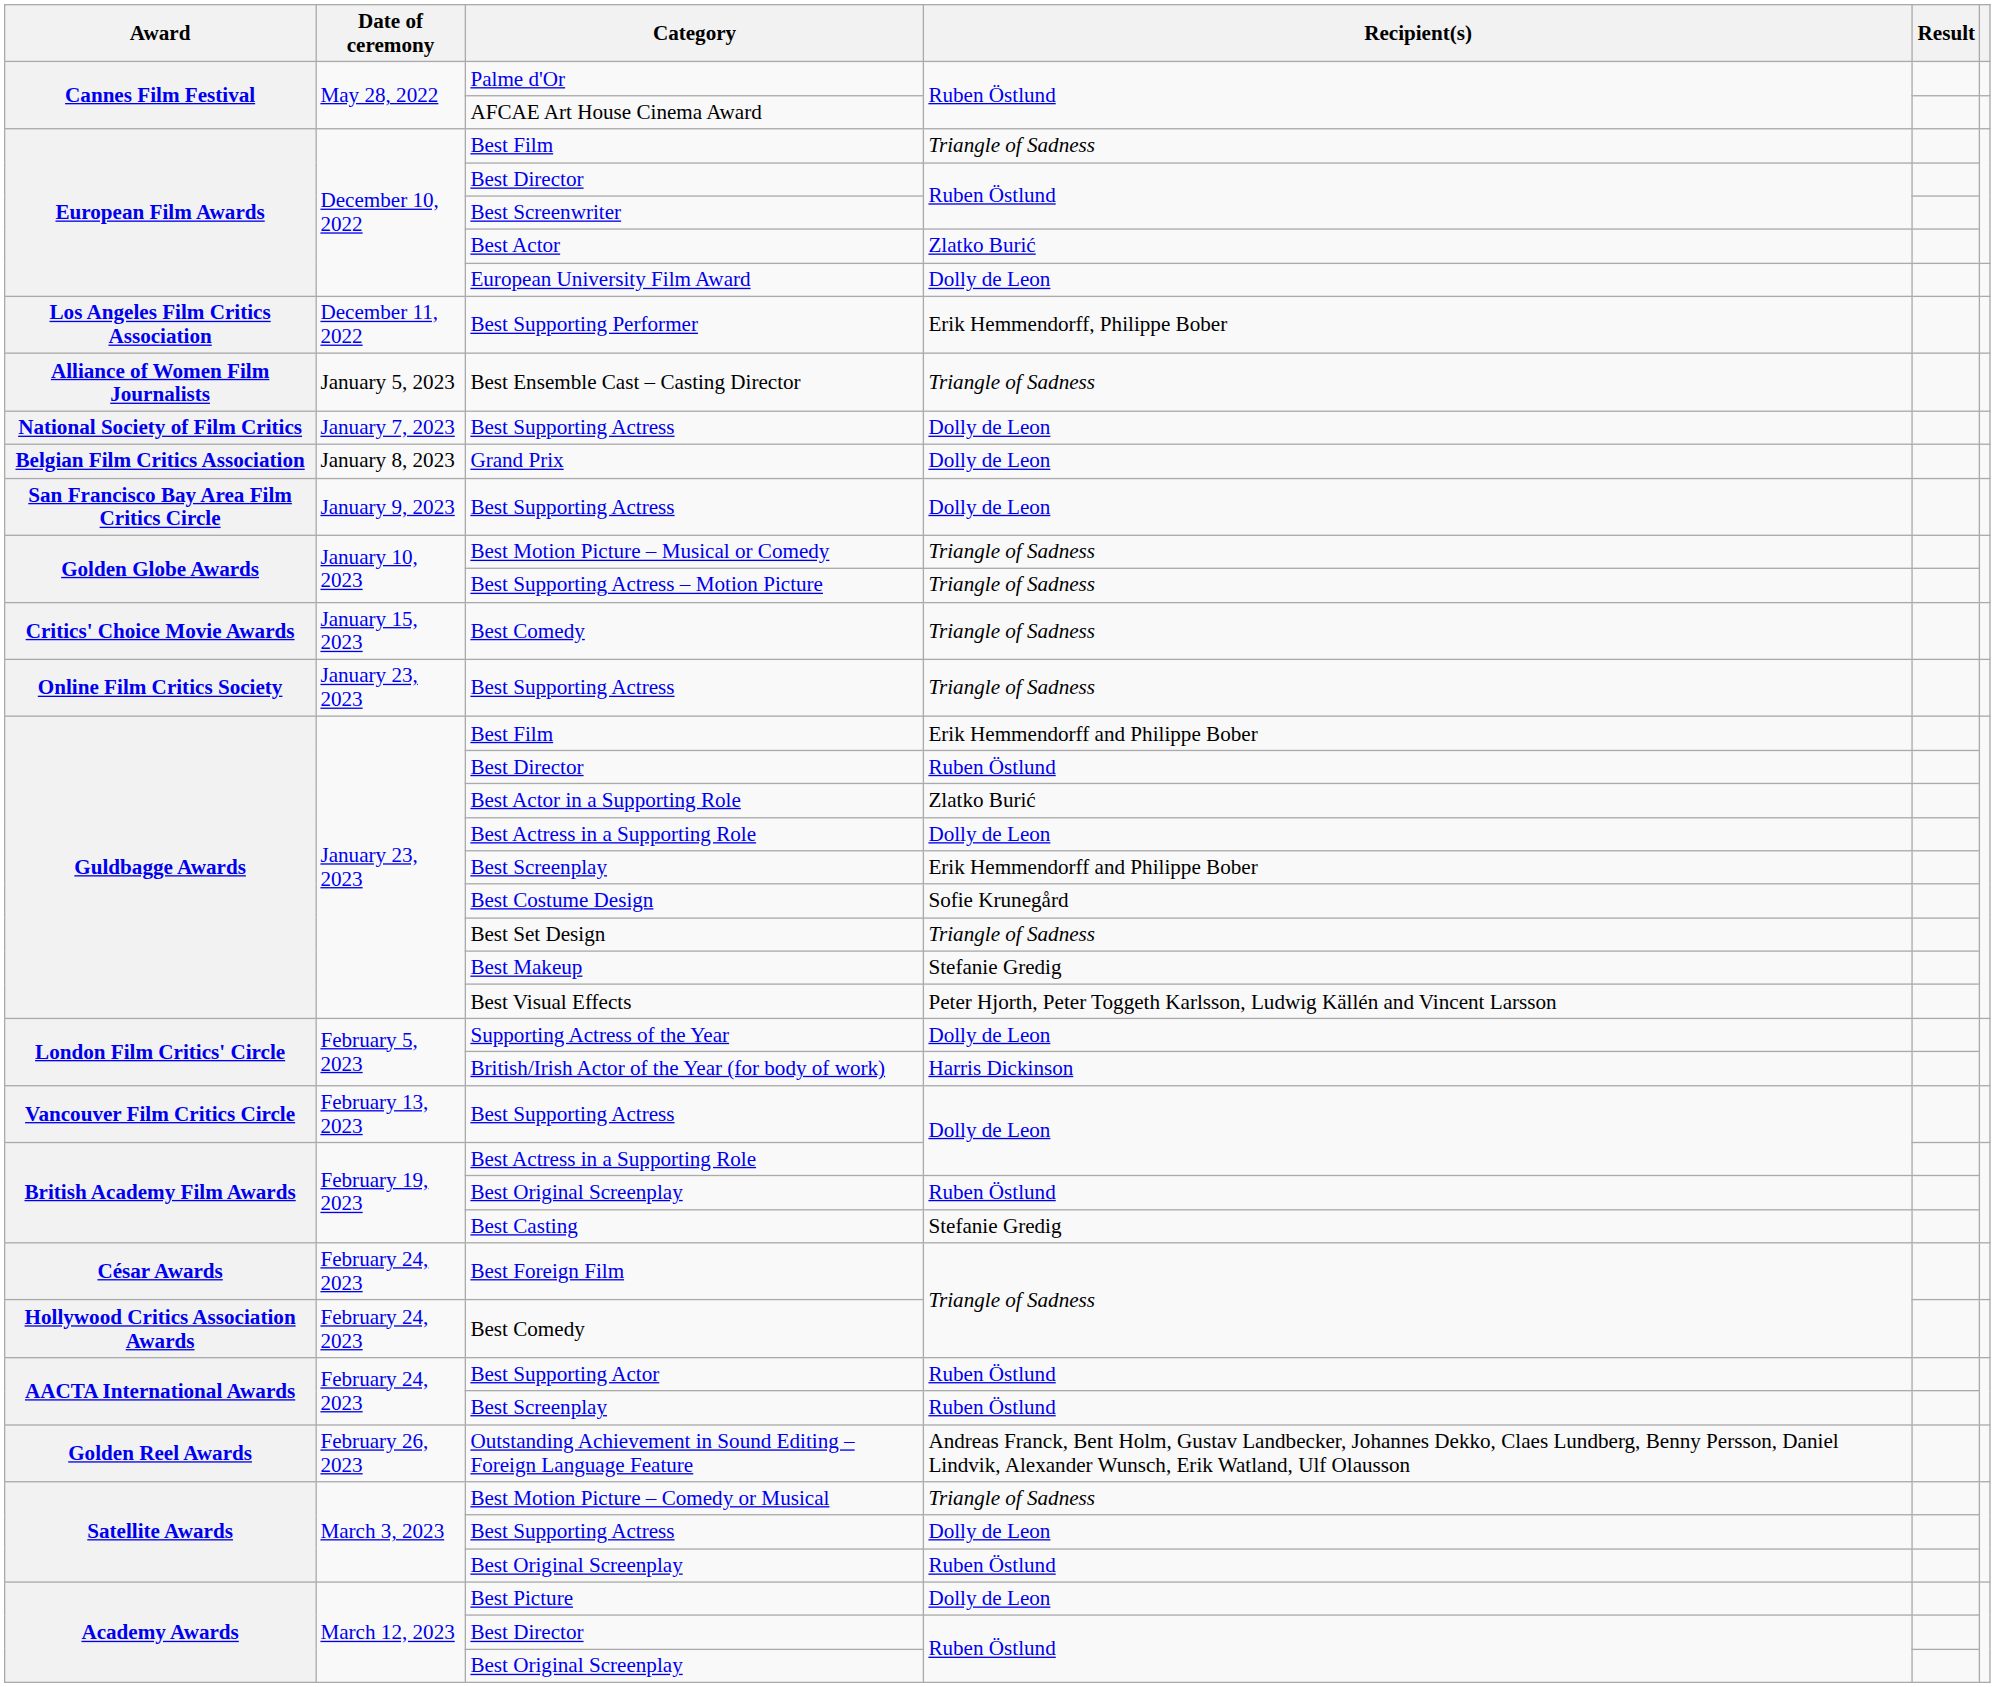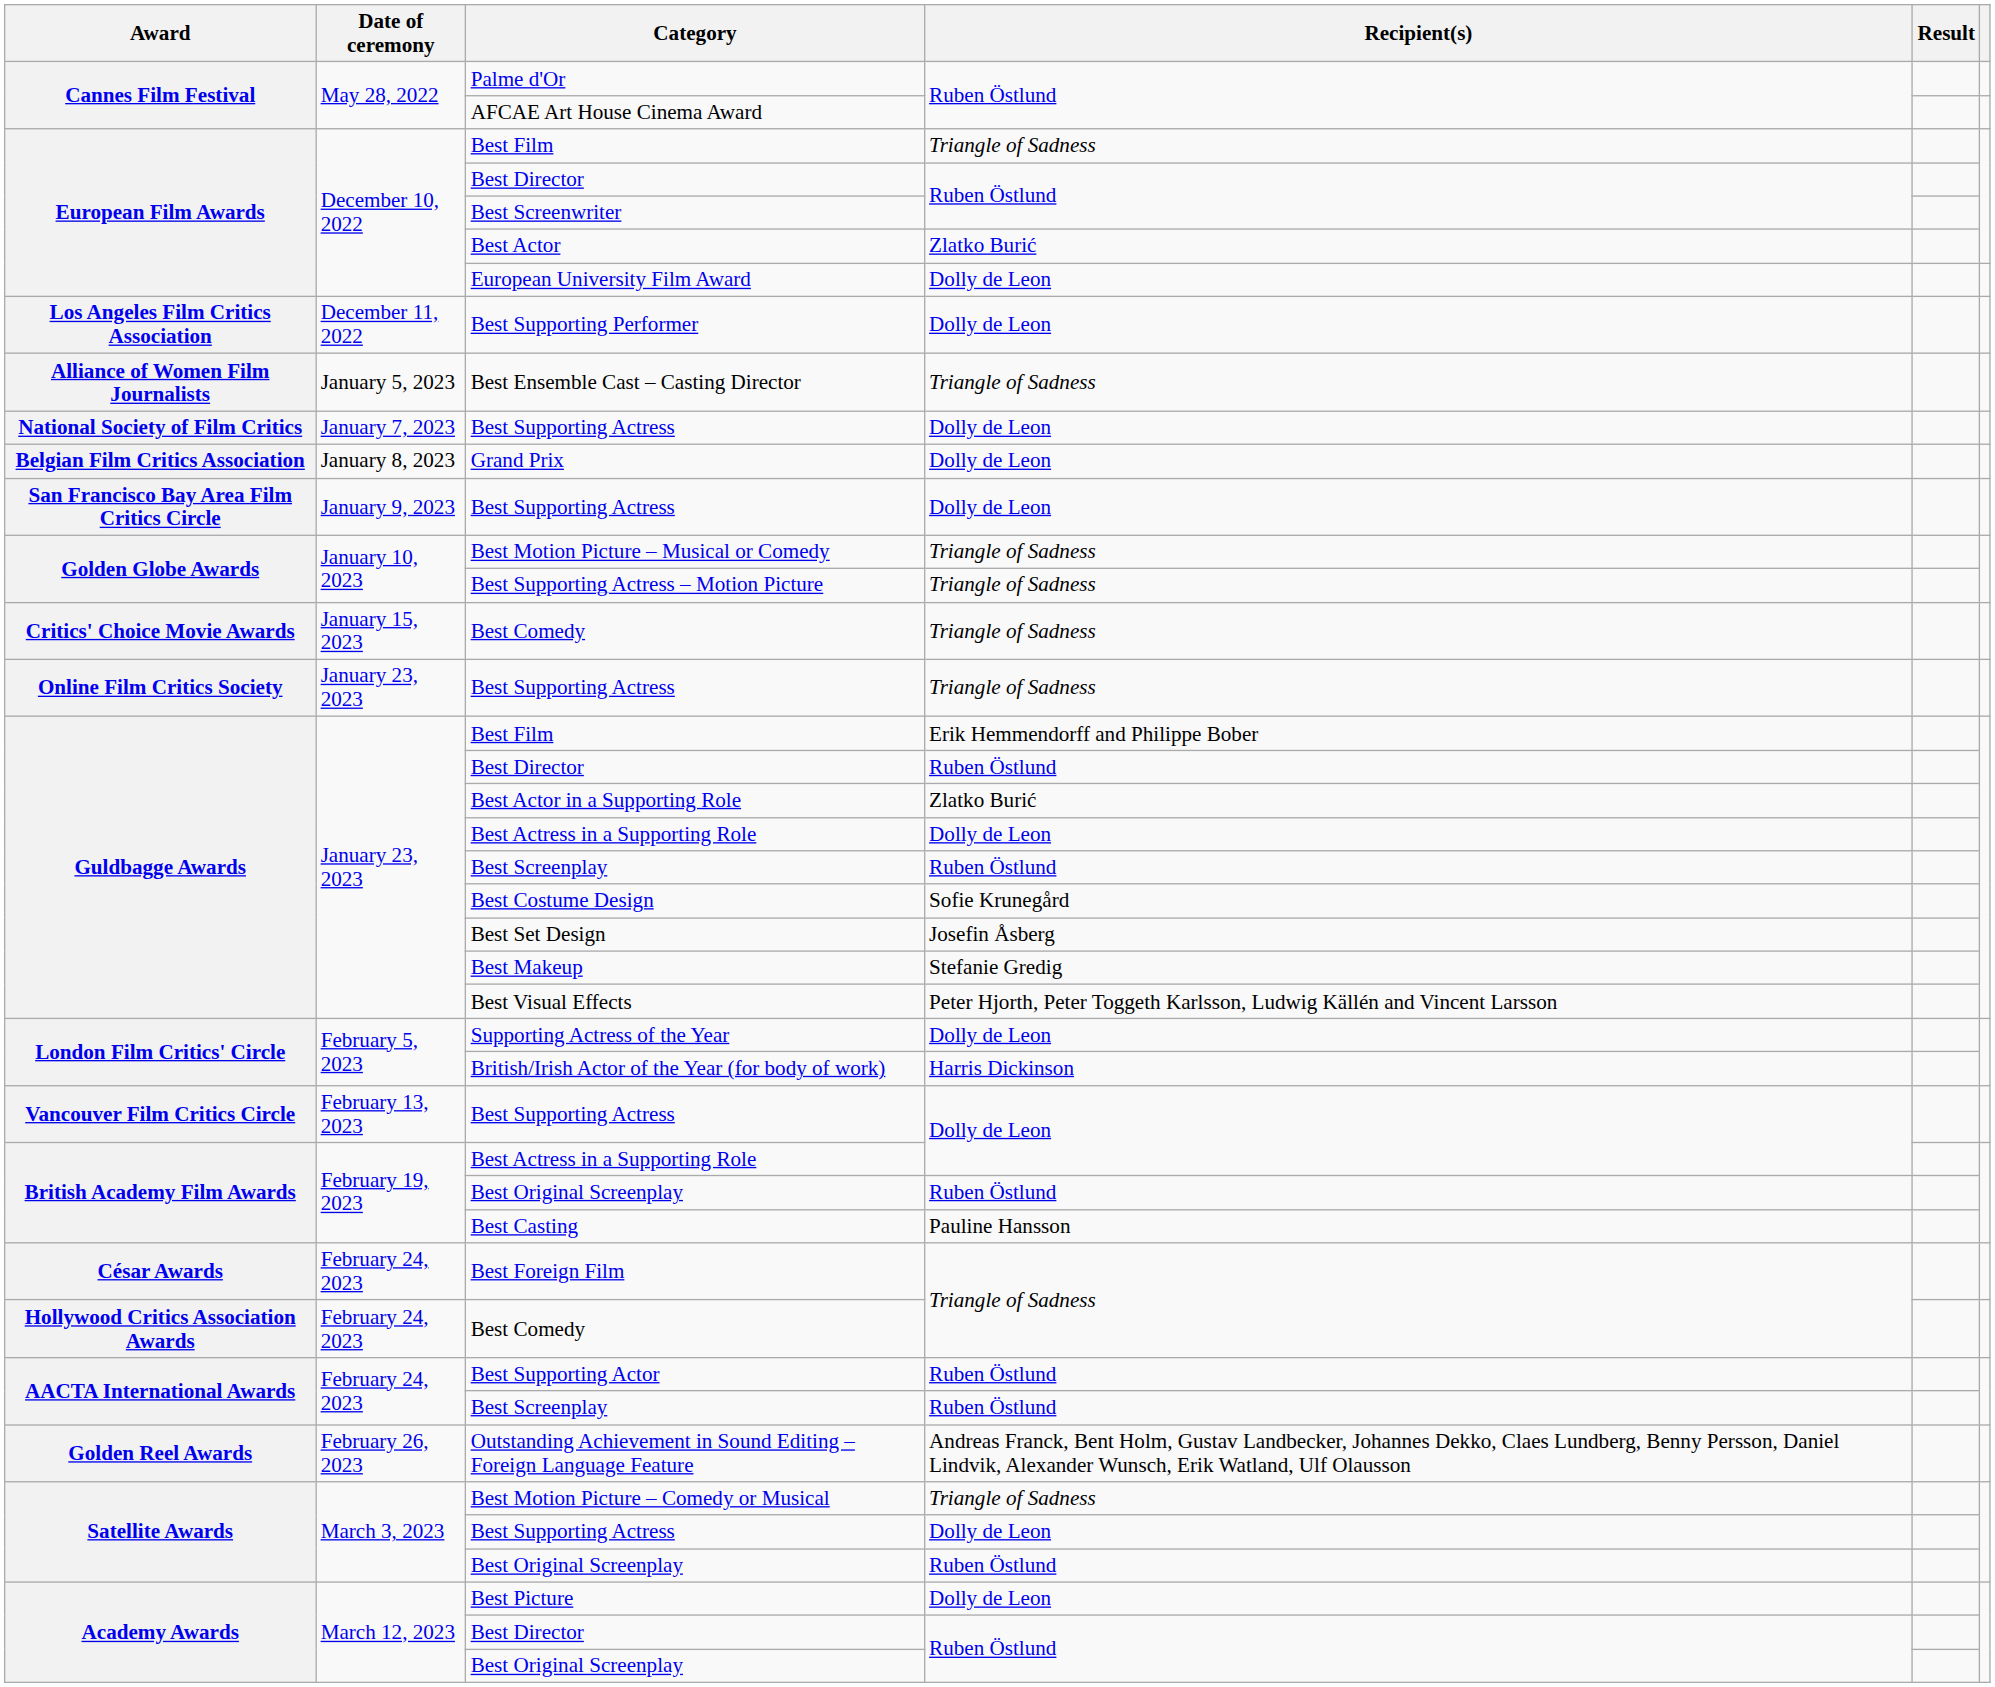(1078, 324) Erik Hemmendorff, Philippe Bober -> (990, 324) Dolly de Leon
(1093, 867) Erik Hemmendorff and Philippe Bober -> (993, 867) Ruben Östlund
(1012, 934) Triangle of Sadness -> (992, 934) Josefin Åsberg
(995, 1225) Stefanie Gredig -> (1000, 1225) Pauline Hansson
